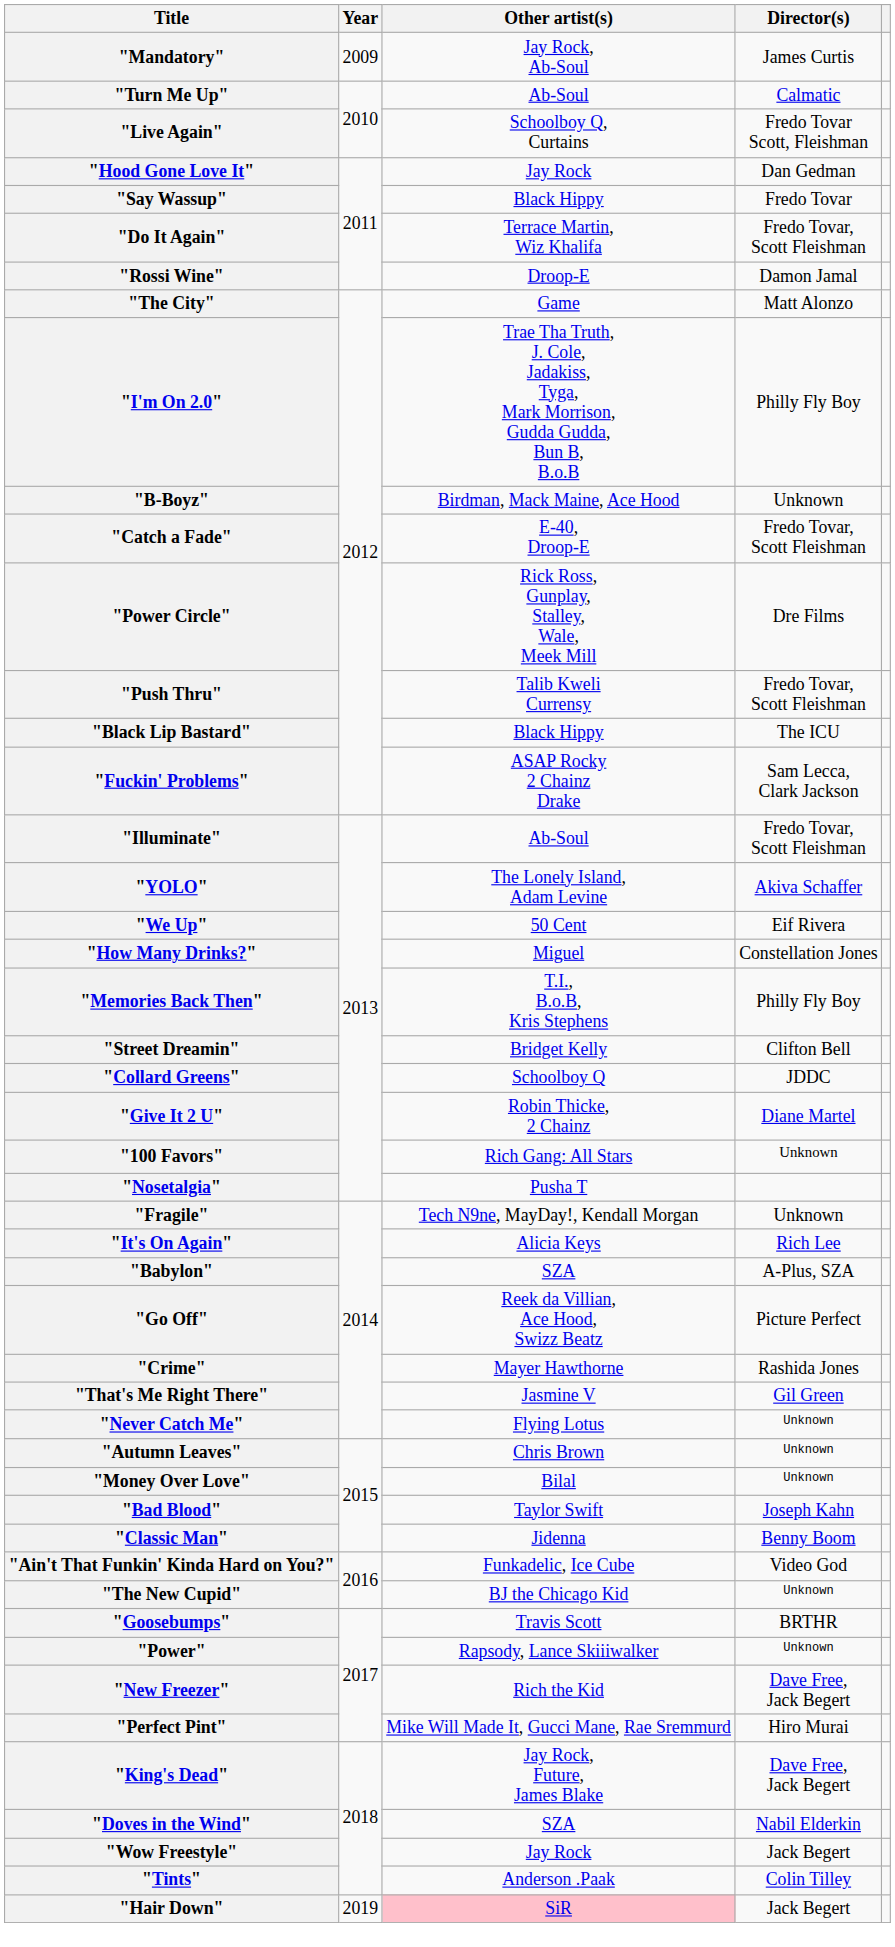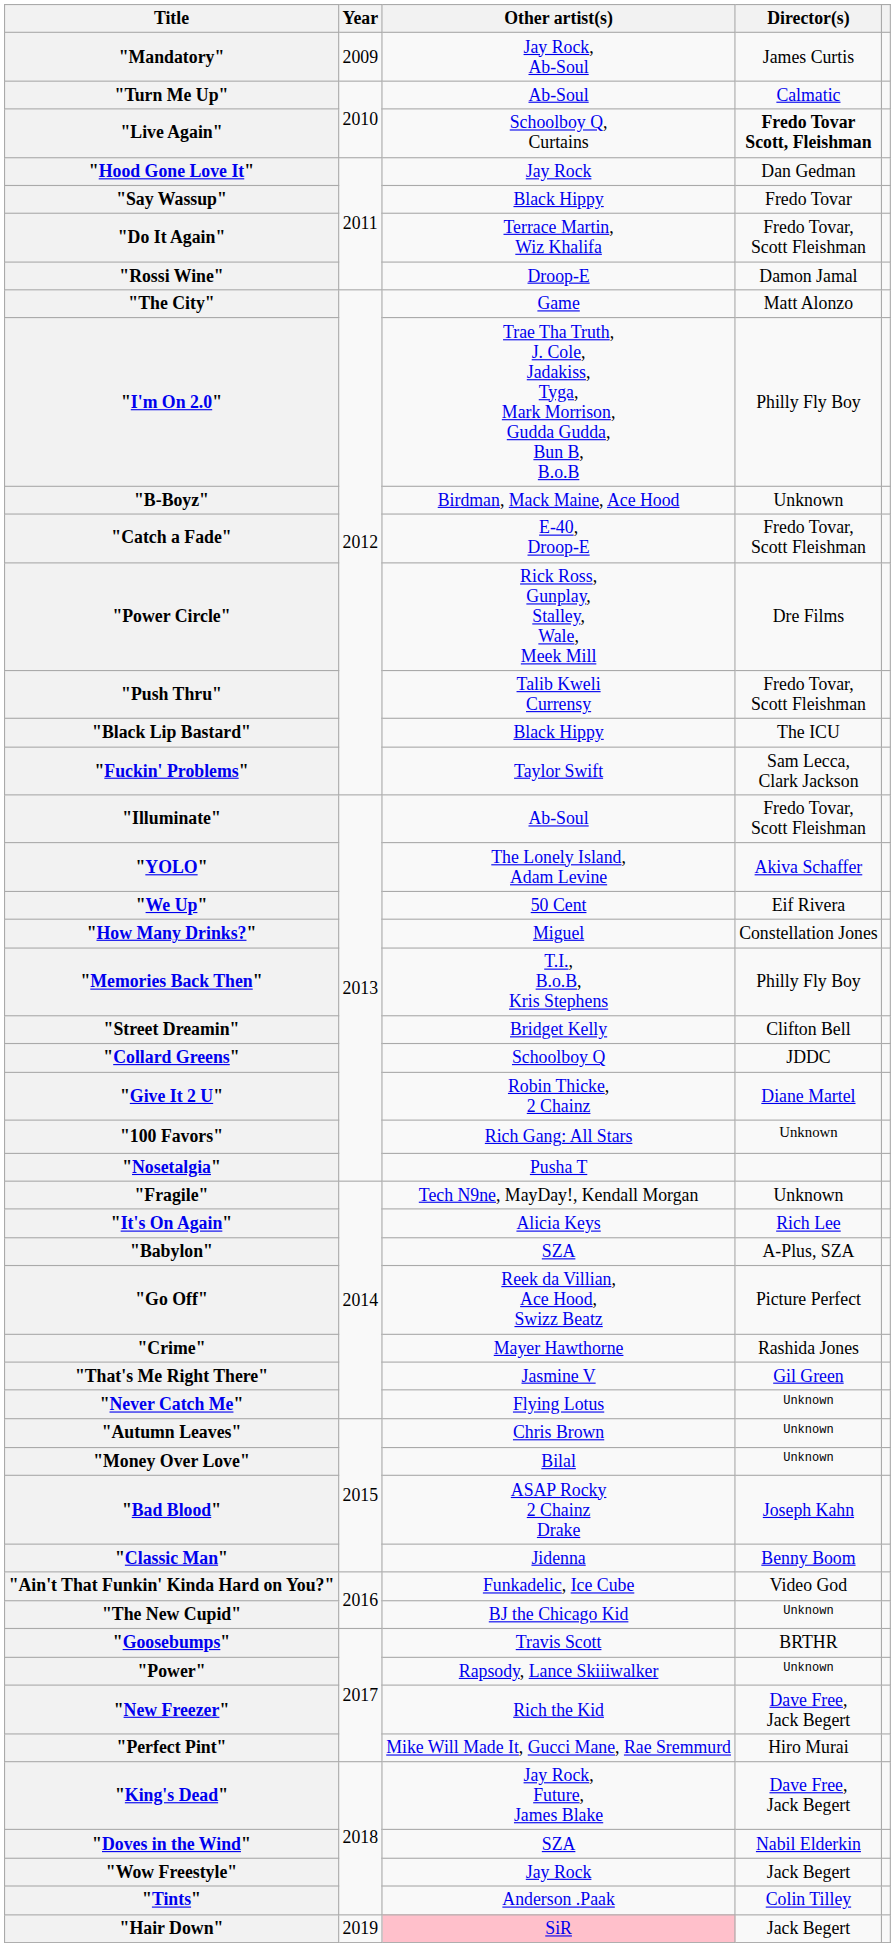(808, 133) normal -> (808, 133) bold
(559, 780) ASAP Rocky 2 Chainz Drake -> (559, 770) Taylor Swift
(559, 1509) Taylor Swift -> (559, 1509) ASAP Rocky 2 Chainz Drake
